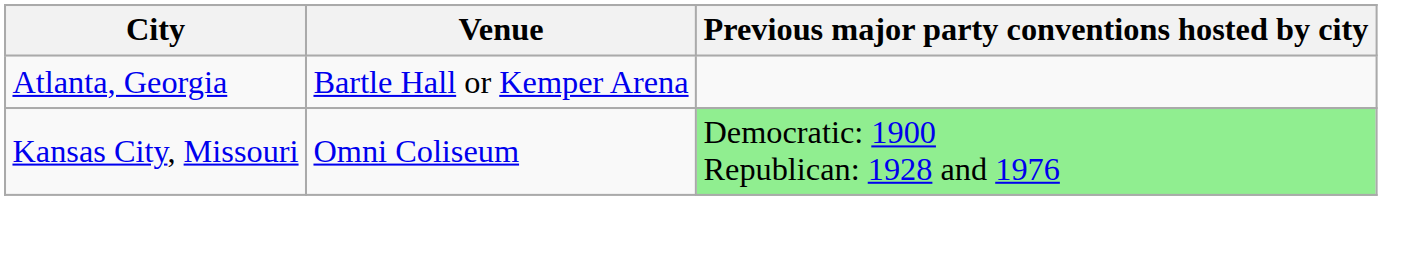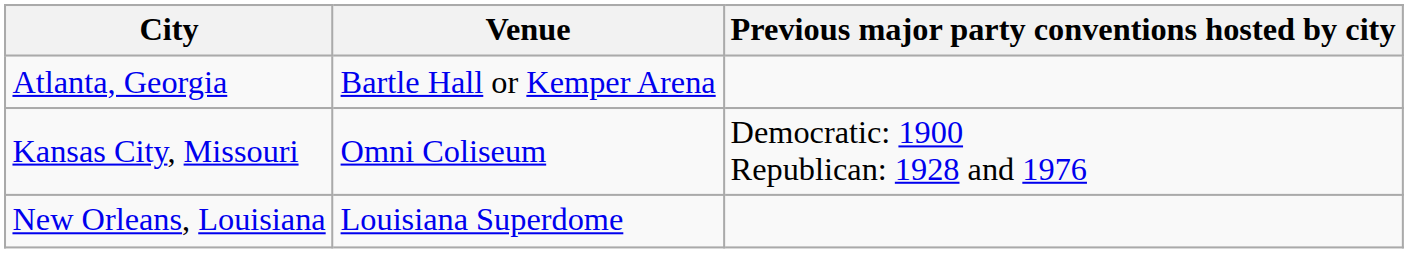(882, 150) lightgreen background -> (909, 150) no background
+ row: (169, 220)
